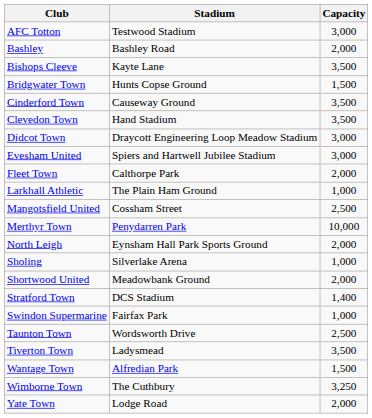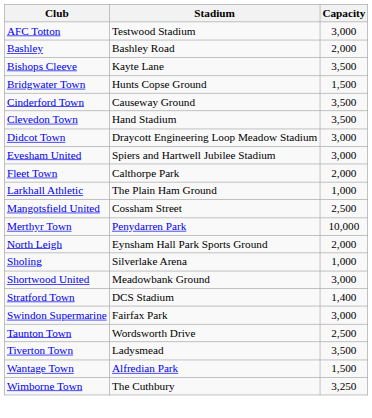(344, 279) 2,000 -> (344, 279) 3,000
(344, 315) 1,000 -> (344, 315) 3,000
- row: (31, 404)
